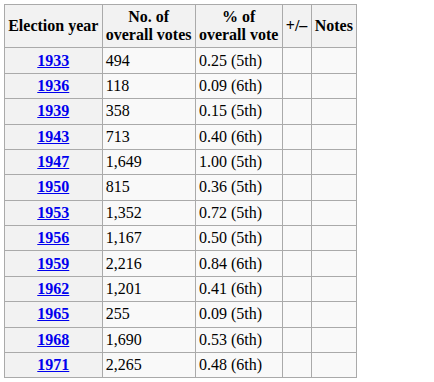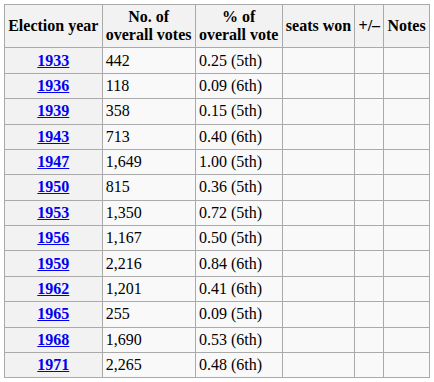+ column: (318, 26)
(118, 60) 494 -> (118, 60) 442
(124, 212) 1,352 -> (124, 212) 1,350
